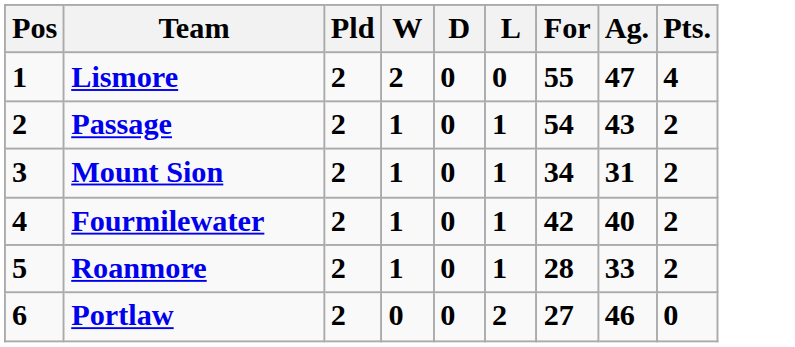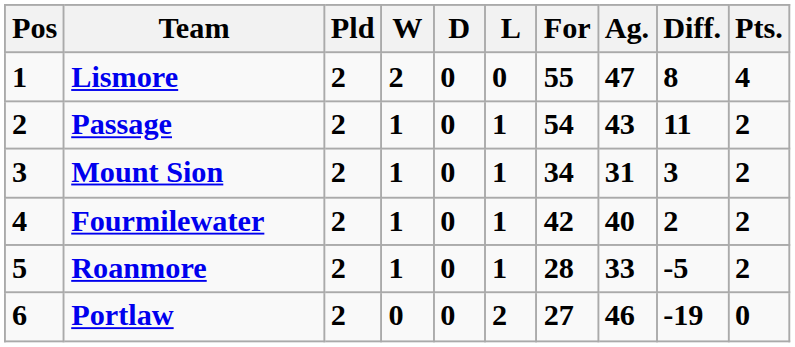+ column: (692, 28)
